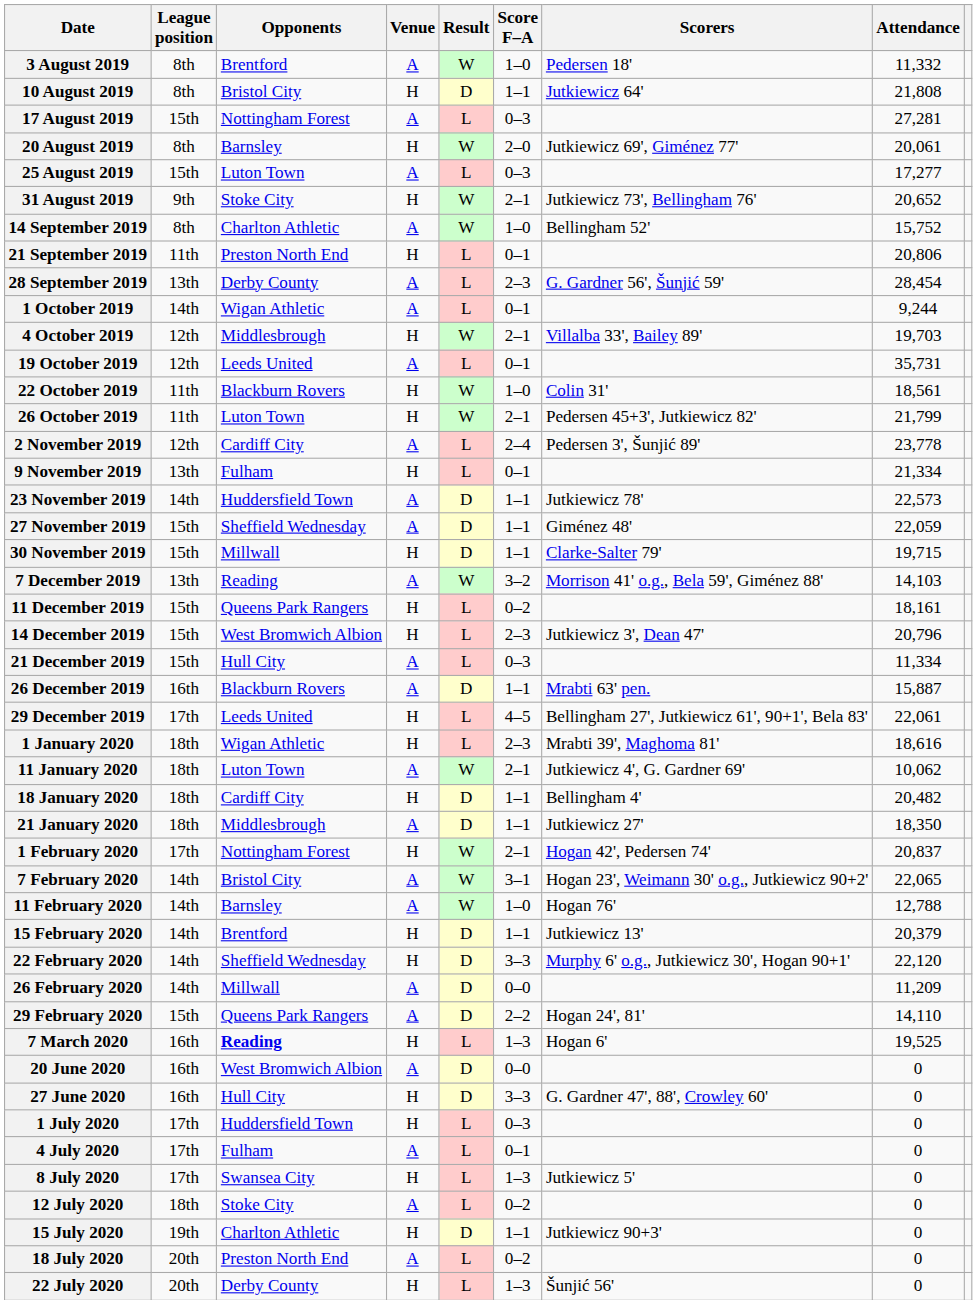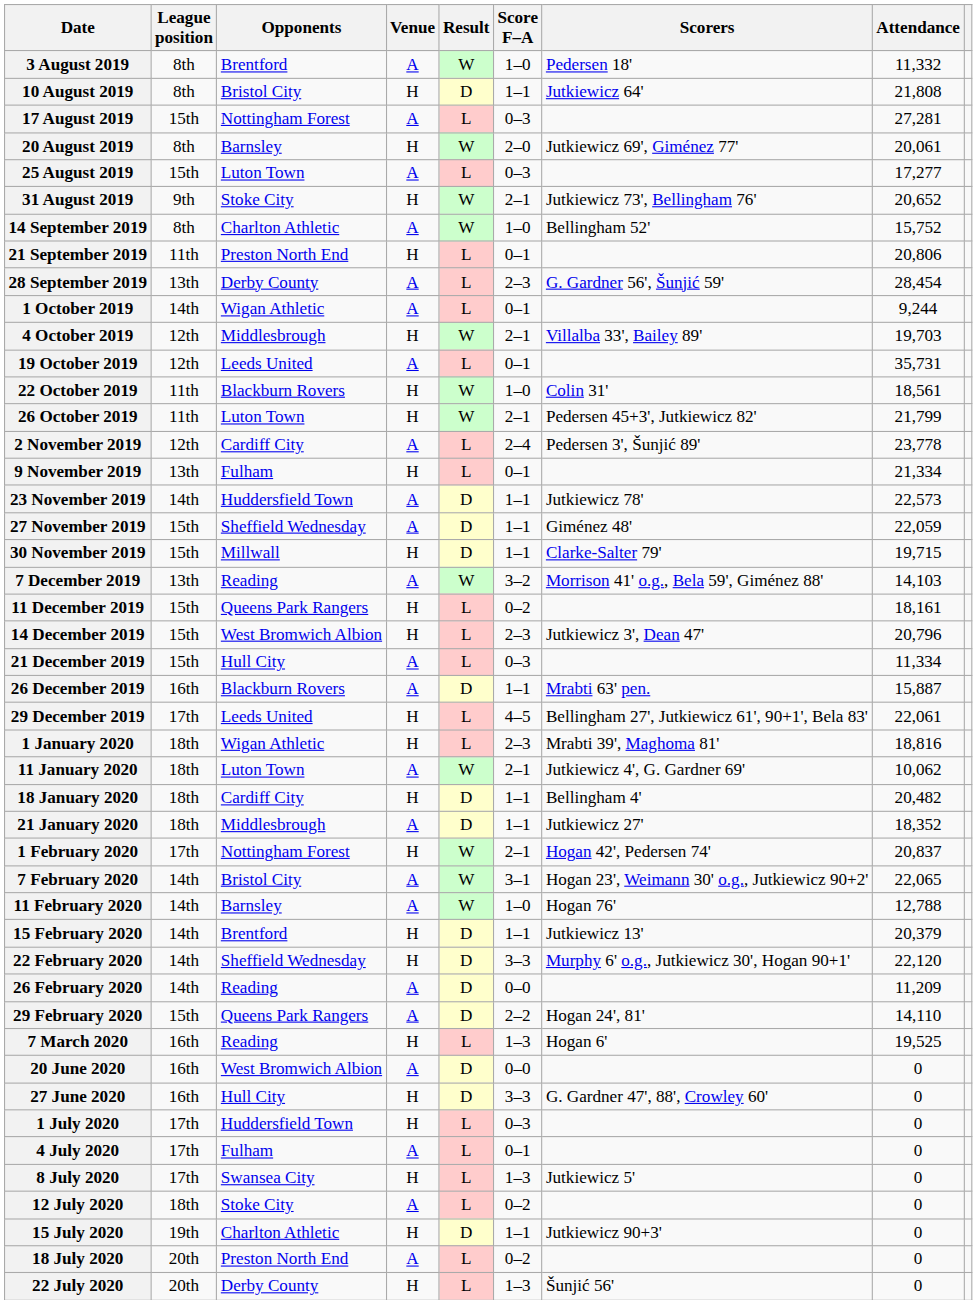(918, 743) 18,616 -> (918, 743) 18,816
(918, 824) 18,350 -> (918, 824) 18,352
(250, 987) Millwall -> (249, 987) Reading
(251, 1041) bold -> (249, 1041) normal
